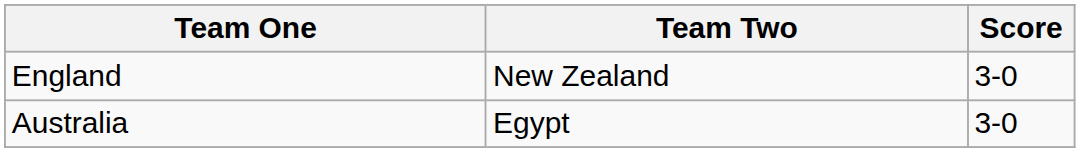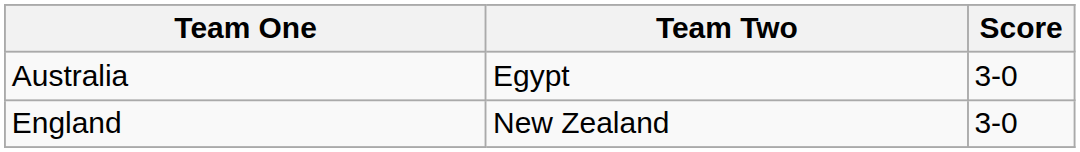rows swapped: (70, 123) <-> (67, 75)
